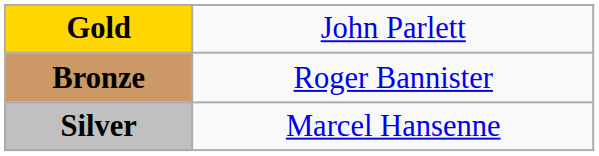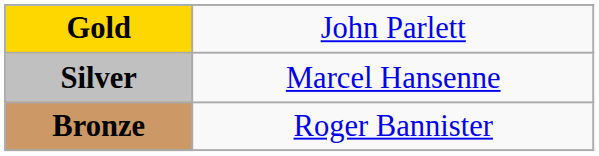rows swapped: (99, 125) <-> (99, 77)
